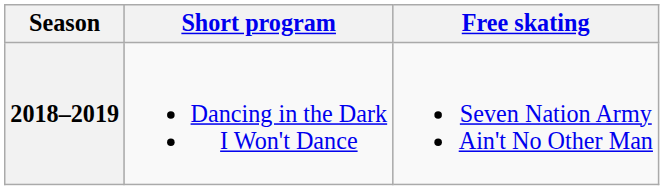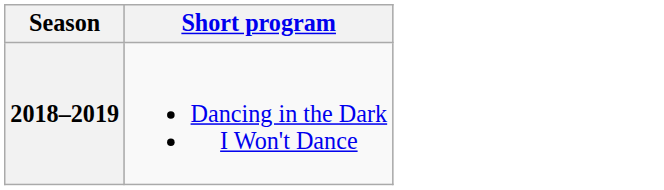- column: (526, 23)
